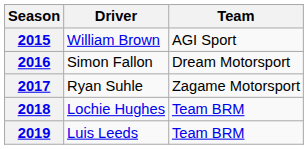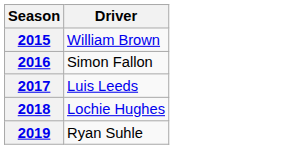- column: (236, 17)
(105, 86) Ryan Suhle -> (103, 86) Luis Leeds
(103, 133) Luis Leeds -> (105, 133) Ryan Suhle
